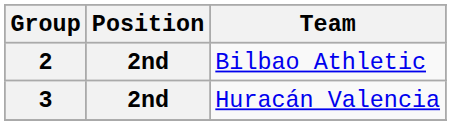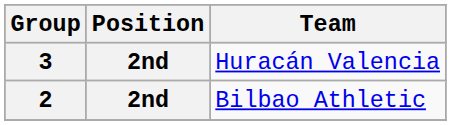rows swapped: (46, 62) <-> (46, 100)
